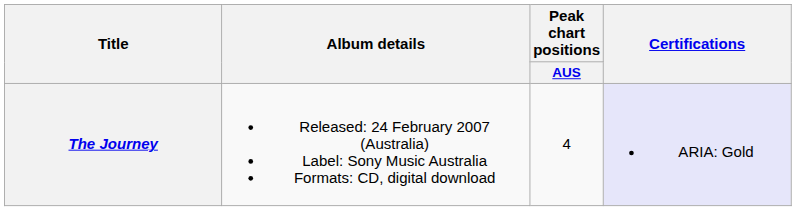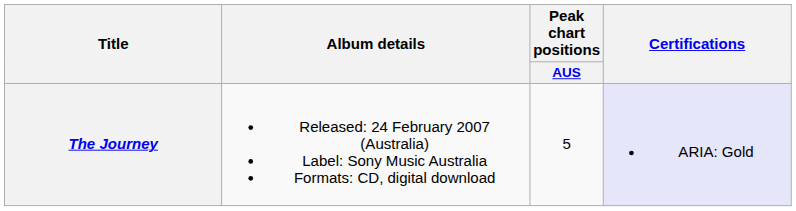(567, 144) 4 -> (567, 144) 5
